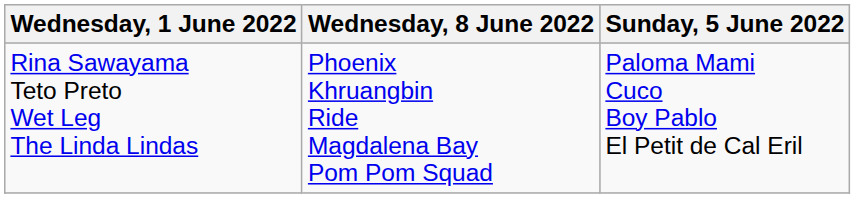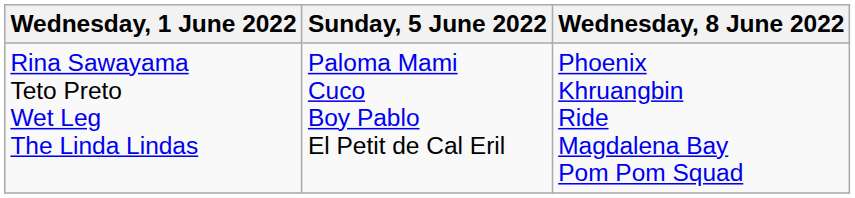columns swapped: (725, 23) <-> (451, 23)
